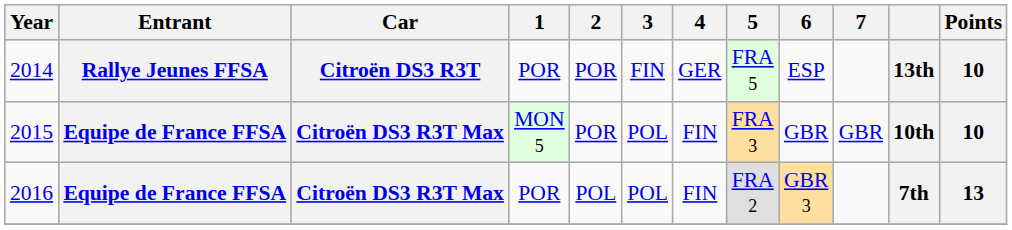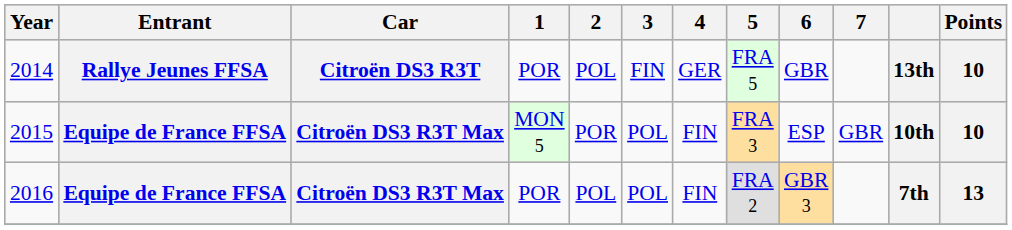(596, 70) POR -> (596, 70) POL
(806, 70) ESP -> (806, 70) GBR
(806, 131) GBR -> (806, 131) ESP
